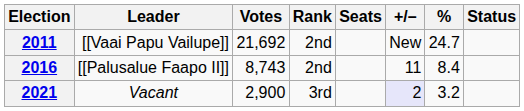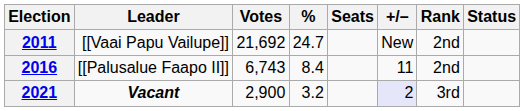columns swapped: (444, 17) <-> (312, 17)
(265, 67) 8,743 -> (265, 67) 6,743
(153, 93) normal -> (153, 93) bold
